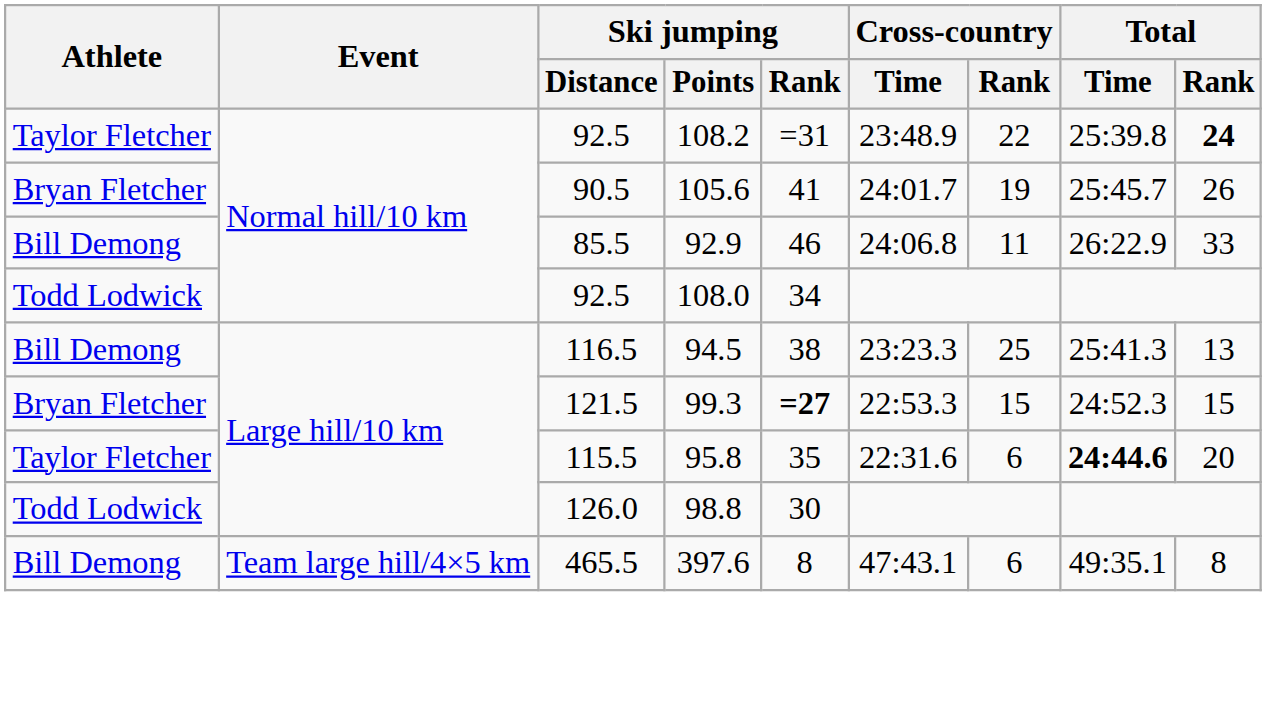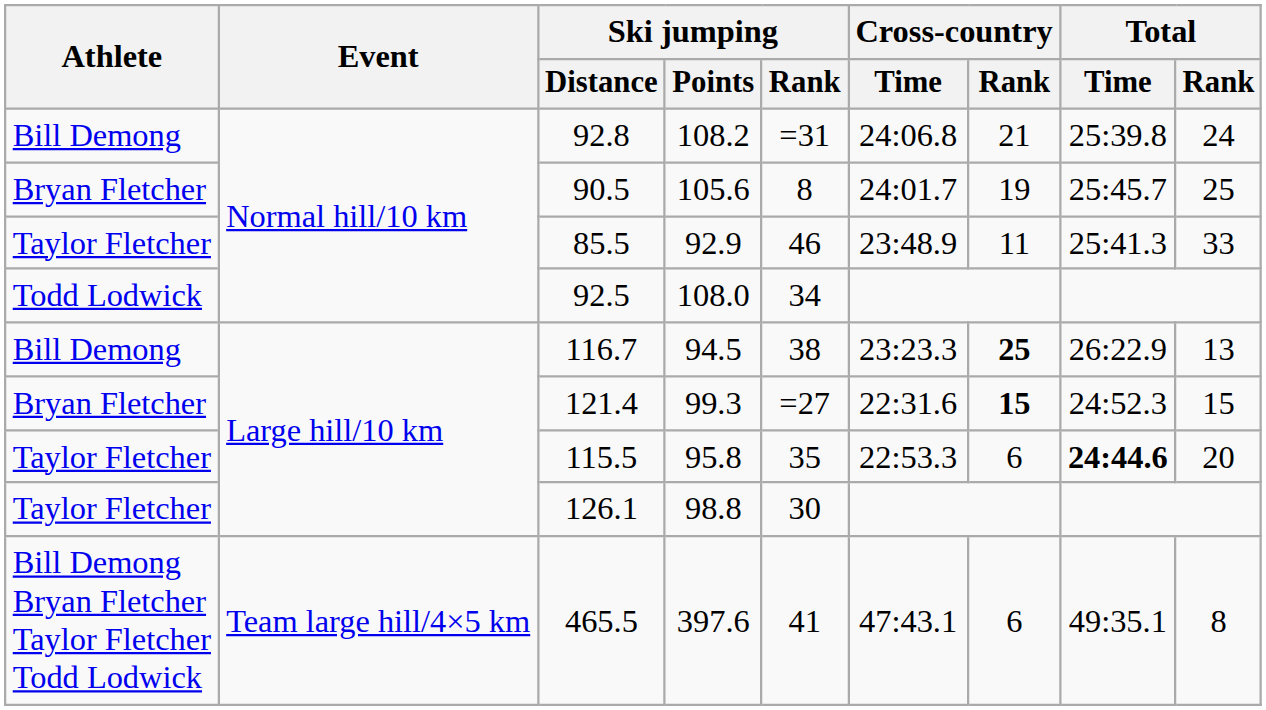(112, 135) Taylor Fletcher -> (97, 135) Bill Demong
(601, 135) 92.5 -> (601, 135) 92.8
(908, 135) 23:48.9 -> (908, 135) 24:06.8
(1014, 135) 22 -> (1014, 135) 21
(1218, 135) bold -> (1218, 135) normal
(805, 189) 41 -> (805, 189) 8
(1218, 189) 26 -> (1218, 189) 25
(97, 242) Bill Demong -> (112, 242) Taylor Fletcher
(908, 242) 24:06.8 -> (908, 242) 23:48.9
(1118, 242) 26:22.9 -> (1118, 242) 25:41.3
(601, 349) 116.5 -> (601, 349) 116.7
(1014, 349) normal -> (1014, 349) bold
(1118, 349) 25:41.3 -> (1118, 349) 26:22.9
(601, 402) 121.5 -> (601, 402) 121.4
(805, 402) bold -> (805, 402) normal
(908, 402) 22:53.3 -> (908, 402) 22:31.6
(1014, 402) normal -> (1014, 402) bold
(908, 456) 22:31.6 -> (908, 456) 22:53.3
(107, 509) Todd Lodwick -> (112, 509) Taylor Fletcher
(601, 509) 126.0 -> (601, 509) 126.1
(97, 563) Bill Demong -> (112, 620) Bill Demong Bryan Fletcher Taylor Fletcher Todd Lodwick
(805, 563) 8 -> (805, 620) 41
